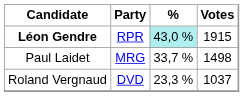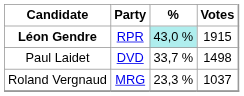(130, 58) MRG -> (130, 58) DVD
(130, 80) DVD -> (130, 80) MRG
